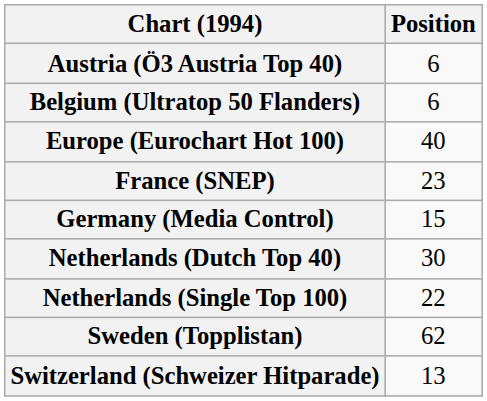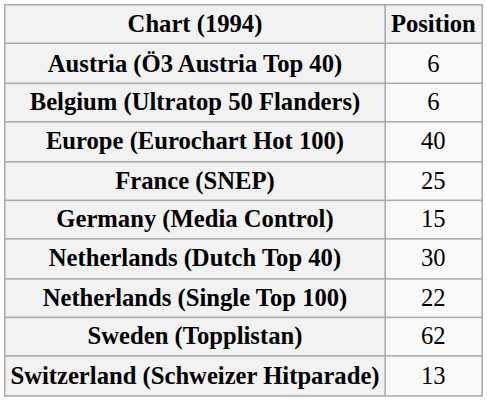(433, 180) 23 -> (433, 180) 25
